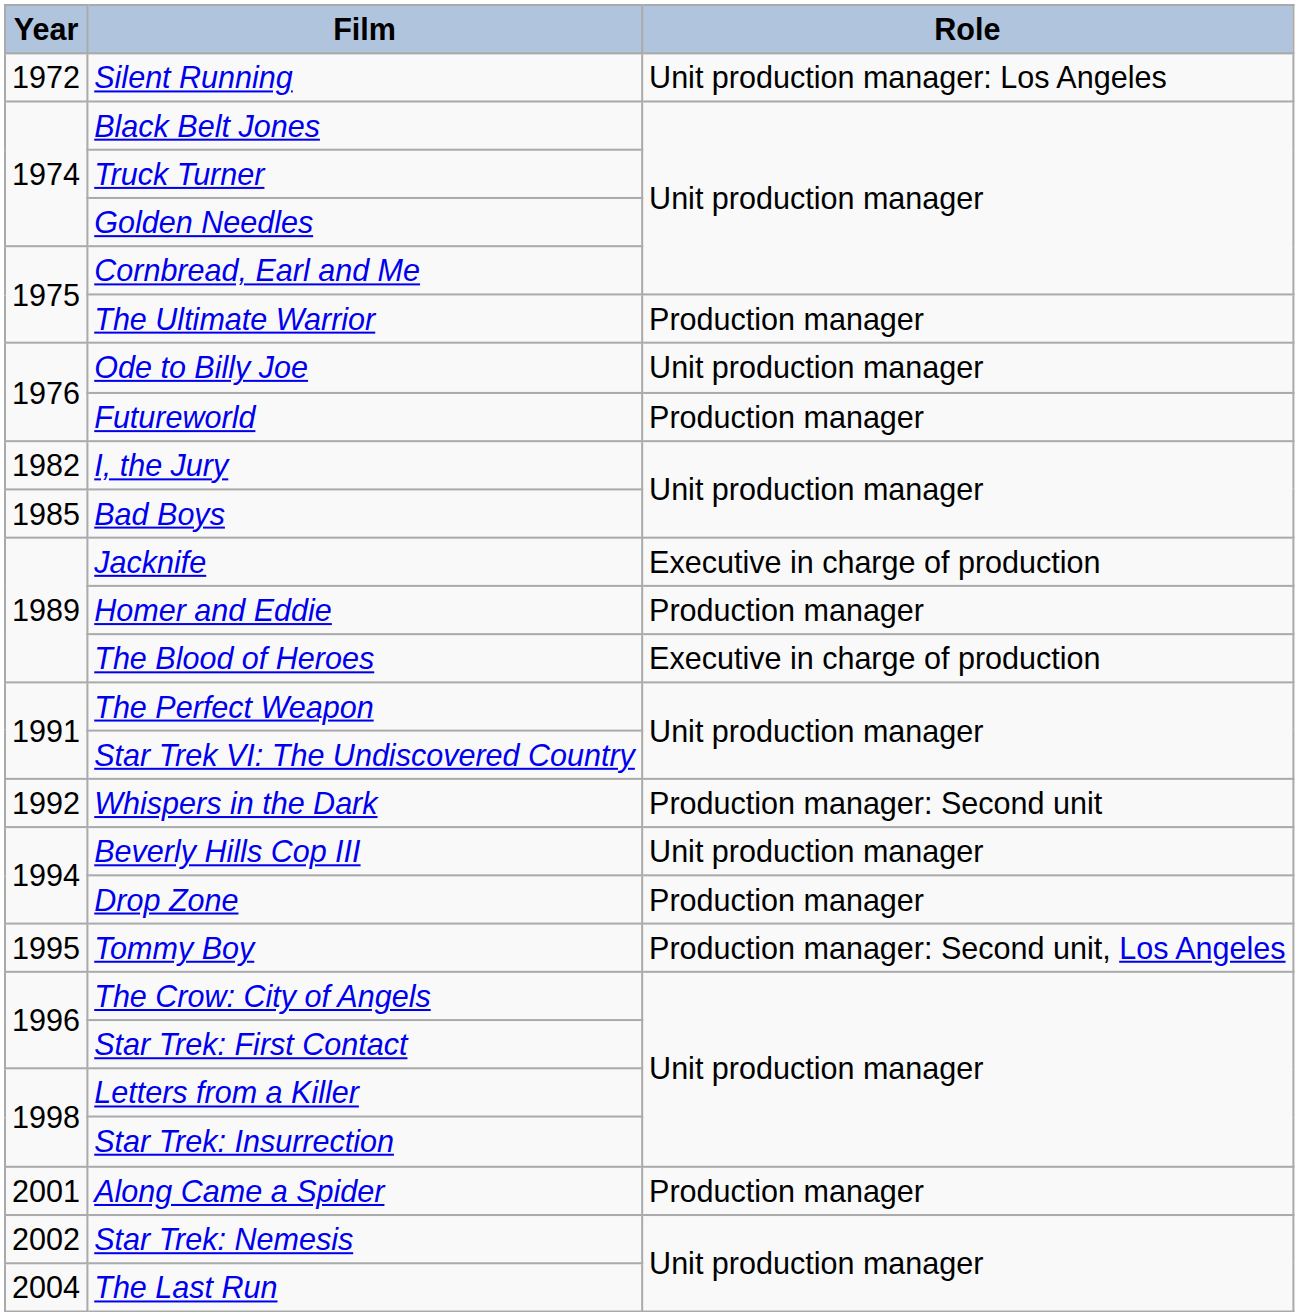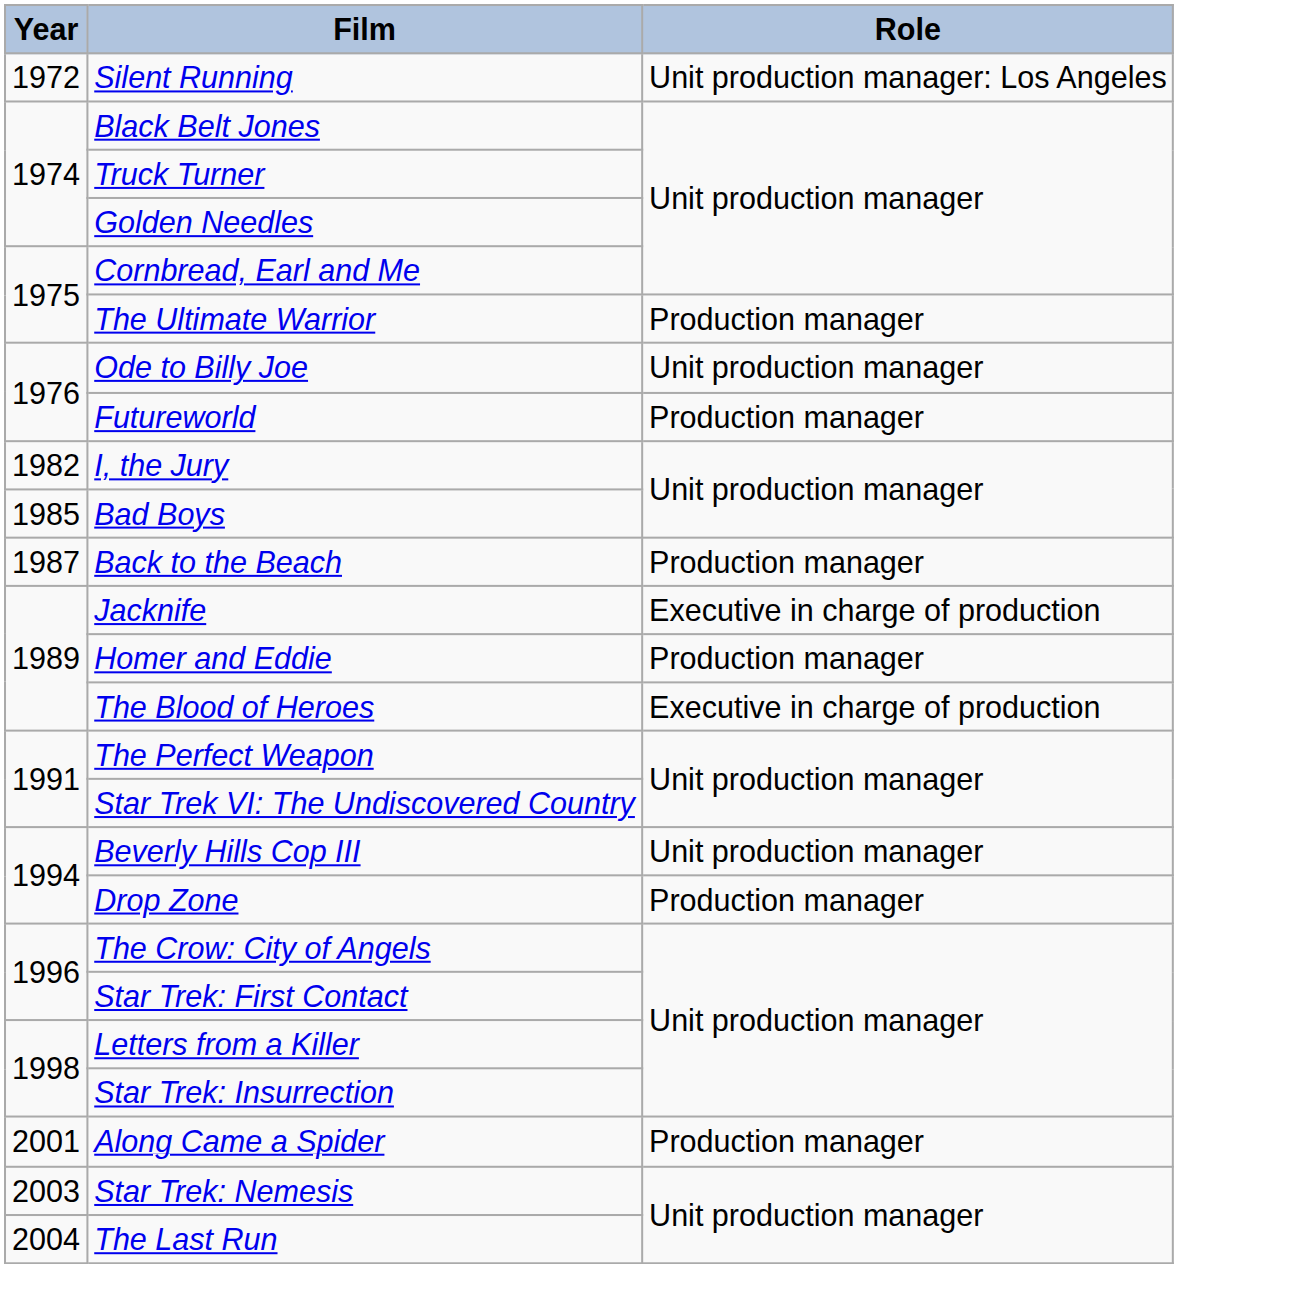+ row: (218, 561)
- row: (236, 803)
- row: (174, 948)
(46, 1239) 2002 -> (46, 1190) 2003
